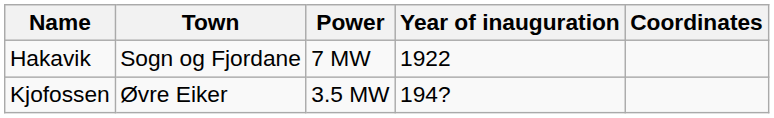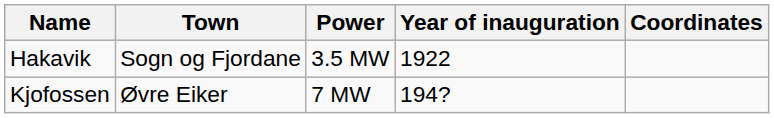(341, 58) 7 MW -> (350, 58) 3.5 MW
(350, 94) 3.5 MW -> (341, 94) 7 MW
